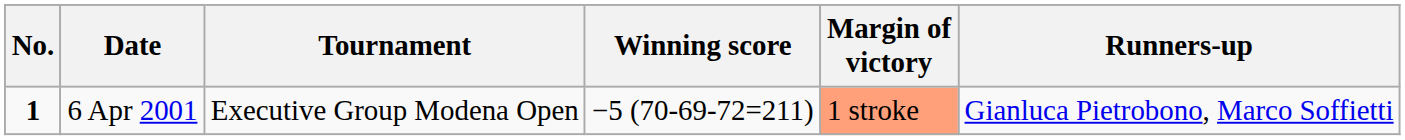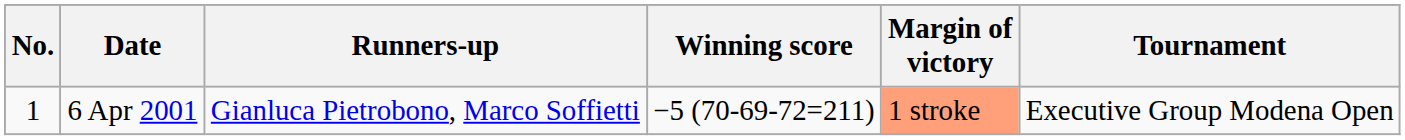columns swapped: (395, 45) <-> (1179, 45)
(33, 110) bold -> (33, 110) normal
